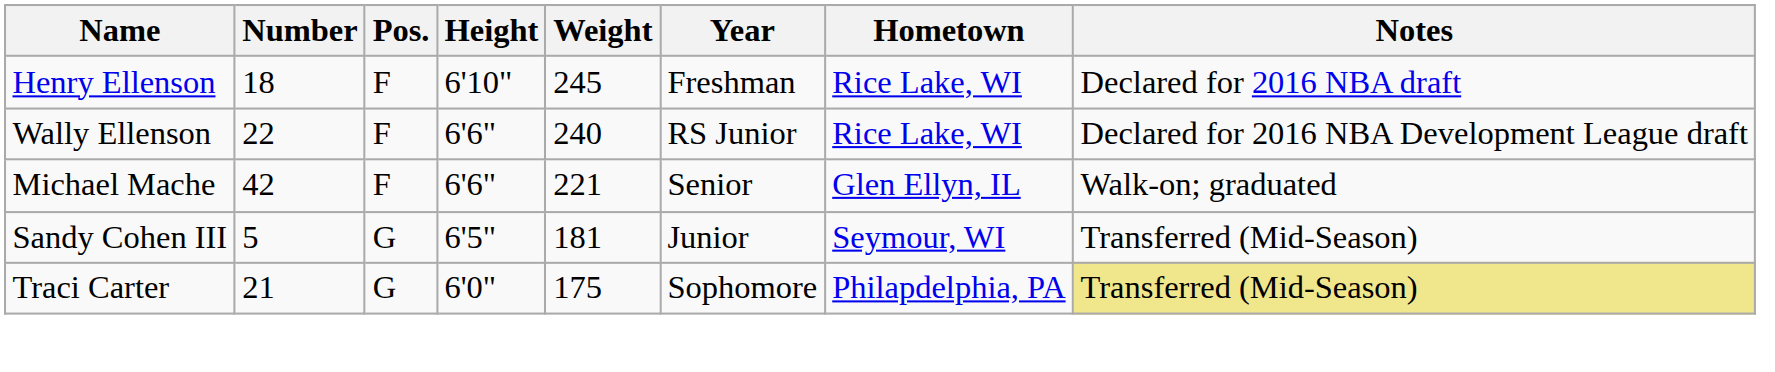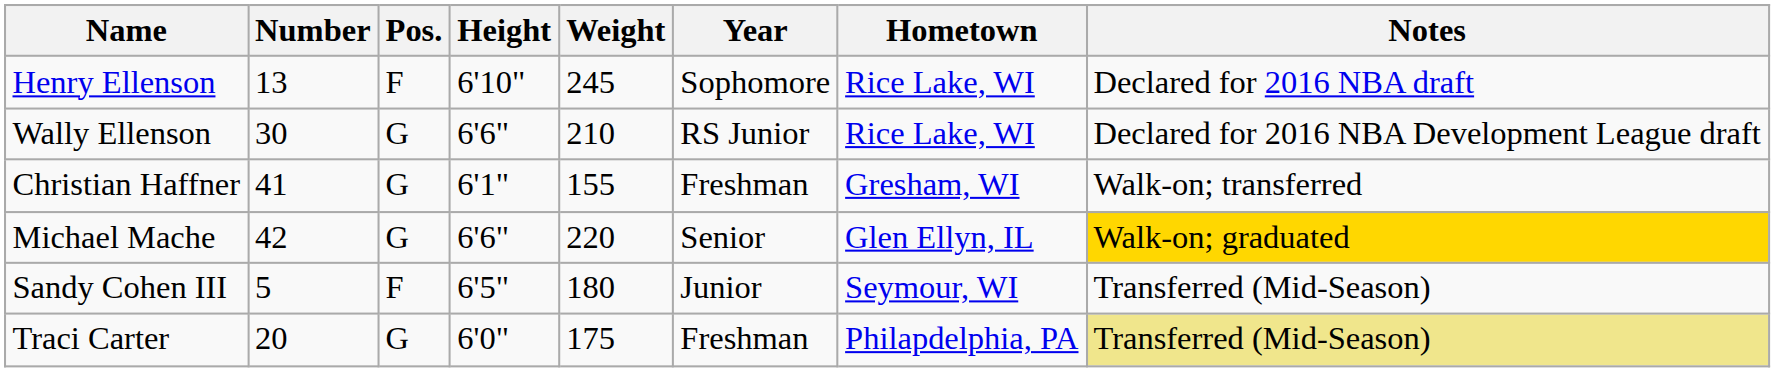(258, 81) 18 -> (271, 81) 13
(732, 81) Freshman -> (755, 81) Sophomore
(258, 133) 22 -> (271, 133) 30
(382, 133) F -> (397, 133) G
(578, 133) 240 -> (591, 133) 210
+ row: (126, 184)
(382, 184) F -> (397, 236) G
(578, 184) 221 -> (591, 236) 220
(1209, 184) no background -> (1222, 236) gold background
(384, 236) G -> (395, 287) F
(578, 236) 181 -> (591, 287) 180
(258, 287) 21 -> (271, 339) 20
(742, 287) Sophomore -> (744, 339) Freshman
